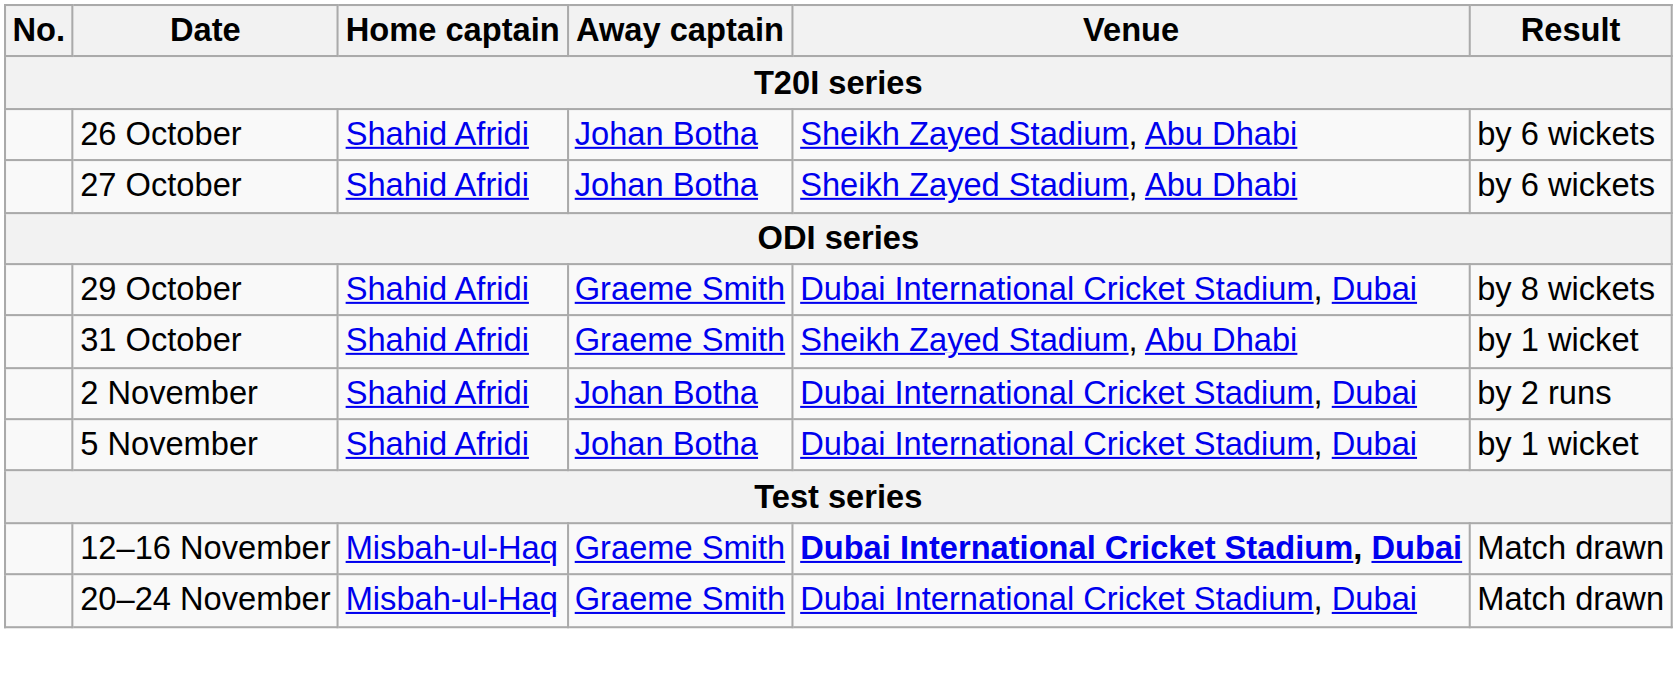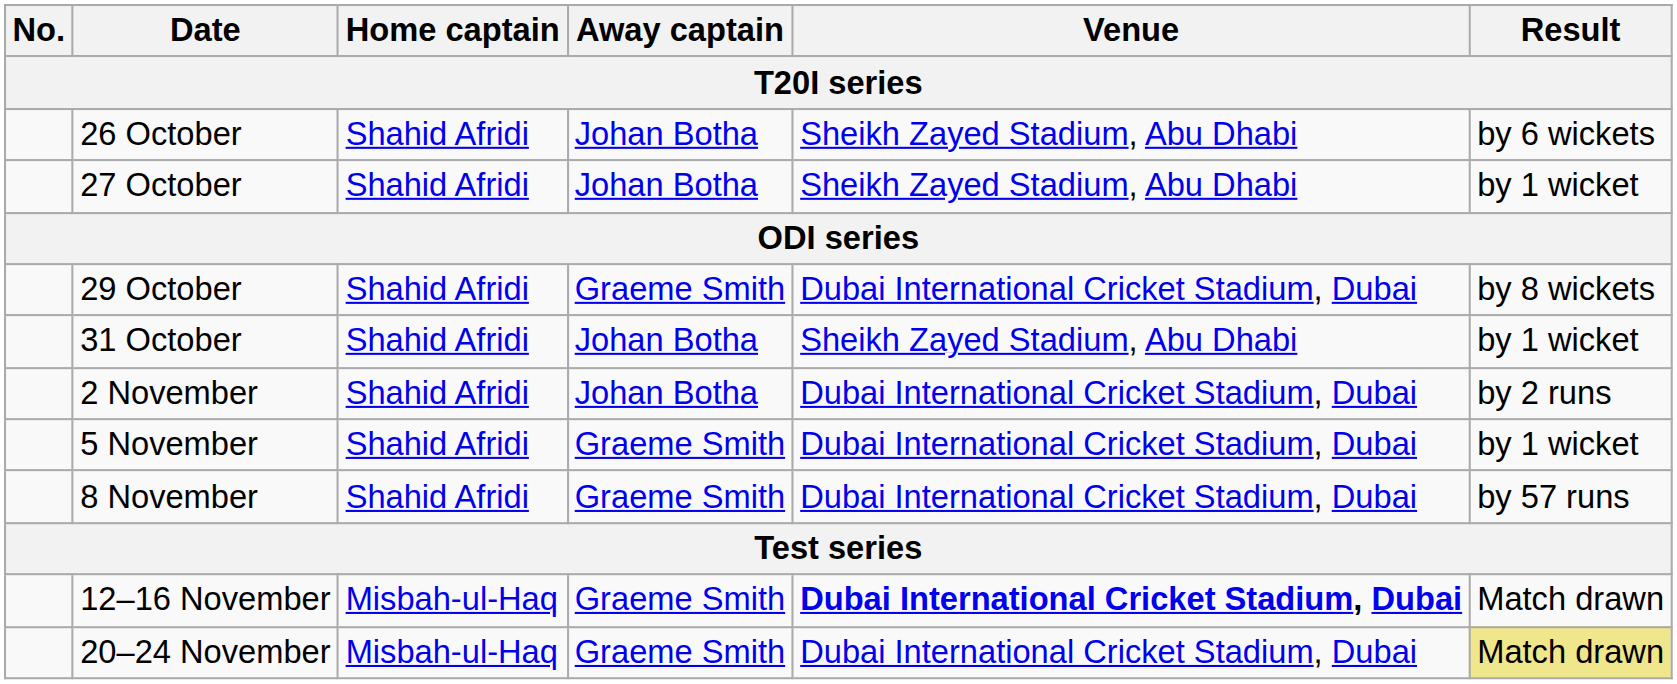(1566, 185) by 6 wickets -> (1558, 185) by 1 wicket
(680, 340) Graeme Smith -> (666, 340) Johan Botha
(666, 444) Johan Botha -> (680, 444) Graeme Smith
+ row: (169, 496)
(1571, 599) no background -> (1571, 651) khaki background
